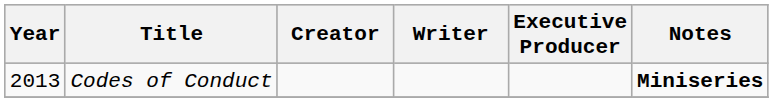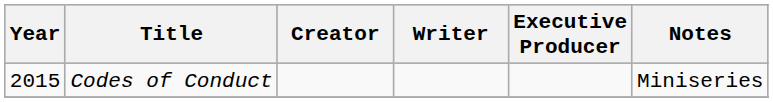(35, 81) 2013 -> (35, 81) 2015
(700, 81) bold -> (700, 81) normal
